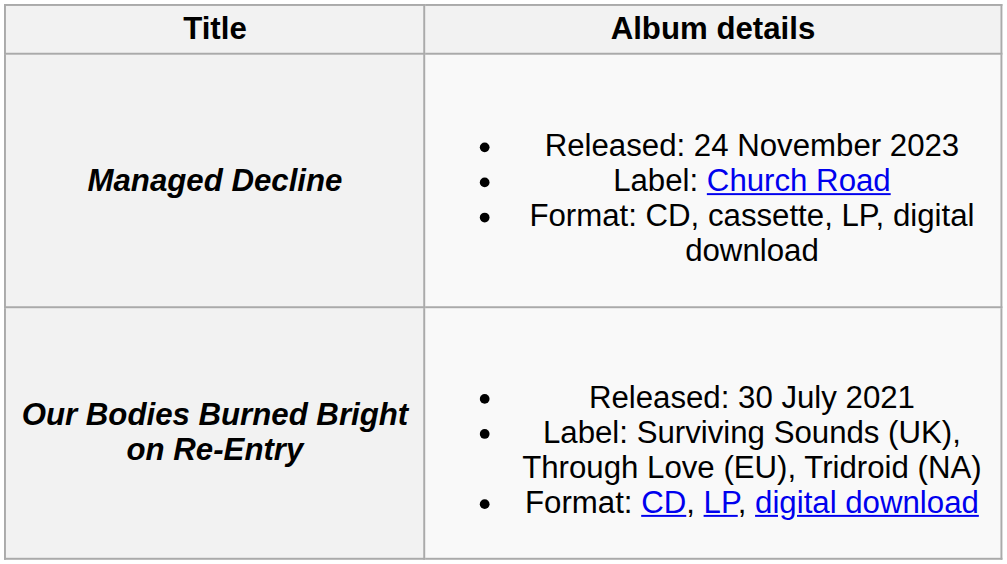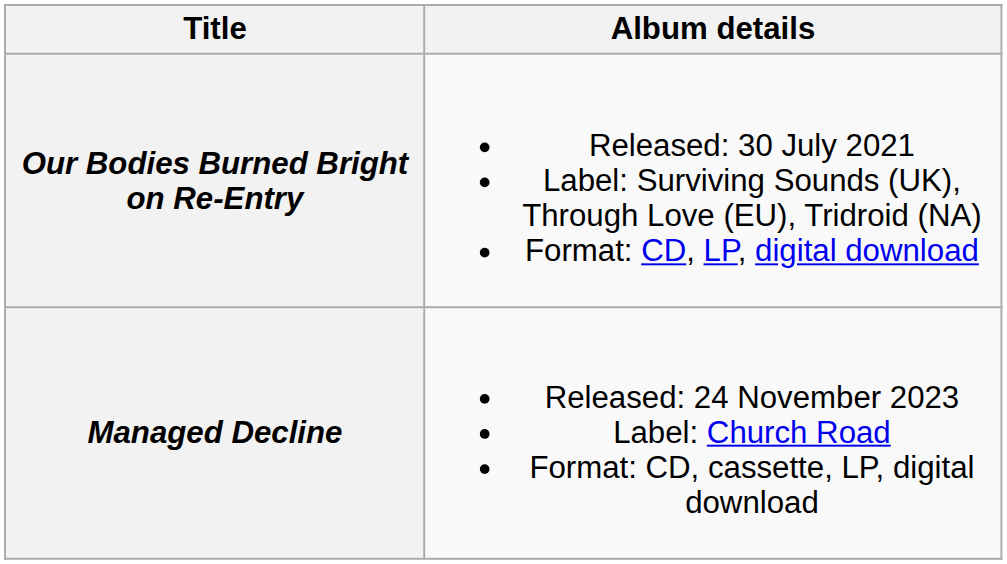rows swapped: (215, 432) <-> (215, 180)
